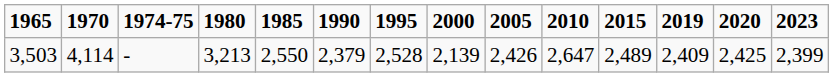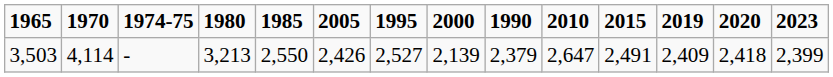columns swapped: (339, 21) <-> (511, 21)
(399, 54) 2,528 -> (399, 54) 2,527
(628, 54) 2,489 -> (628, 54) 2,491
(742, 54) 2,425 -> (742, 54) 2,418
